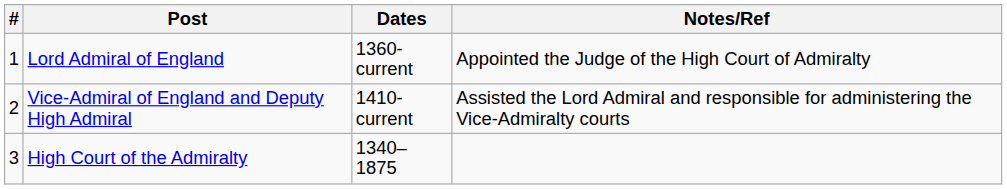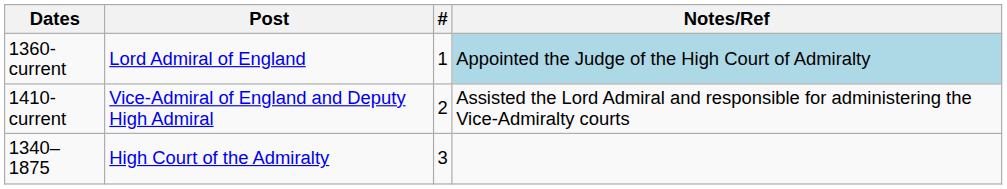columns swapped: (14, 19) <-> (402, 19)
(663, 58) no background -> (663, 58) lightblue background
